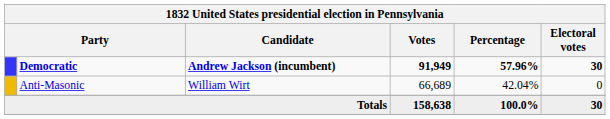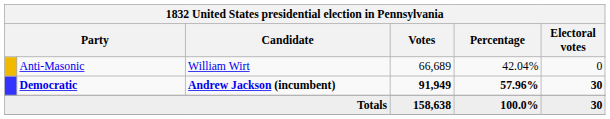rows swapped: (48, 66) <-> (52, 86)
